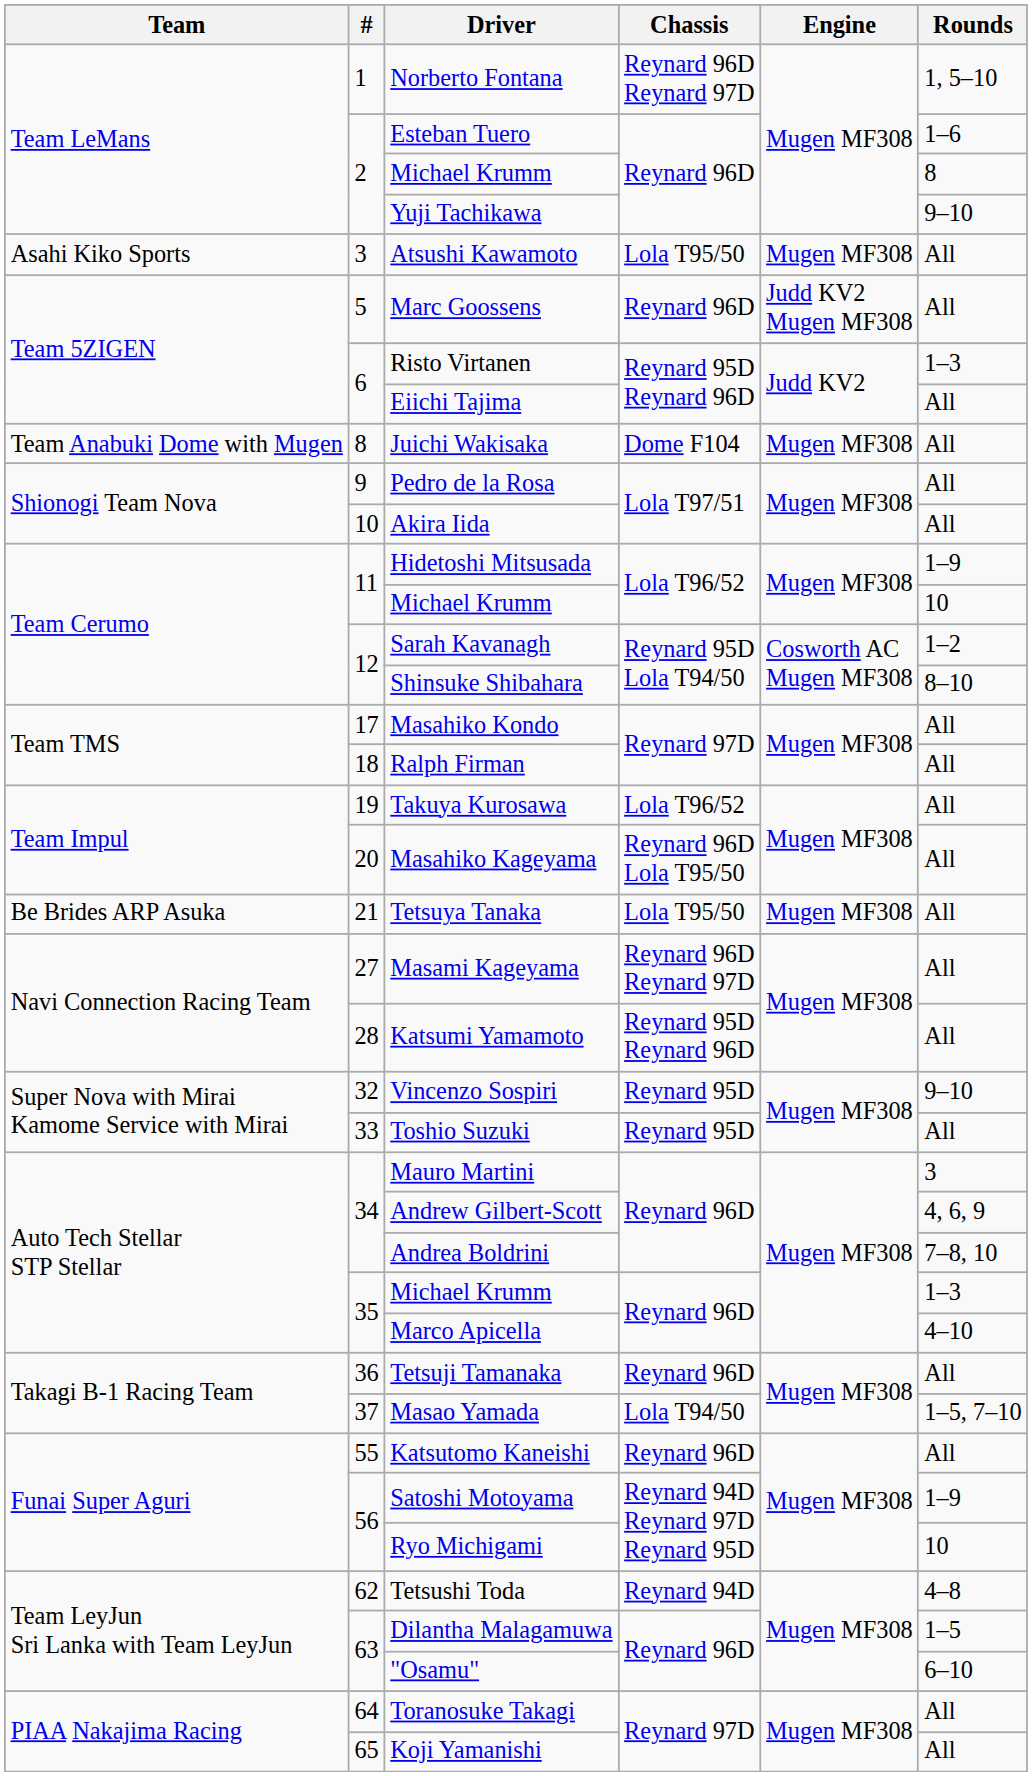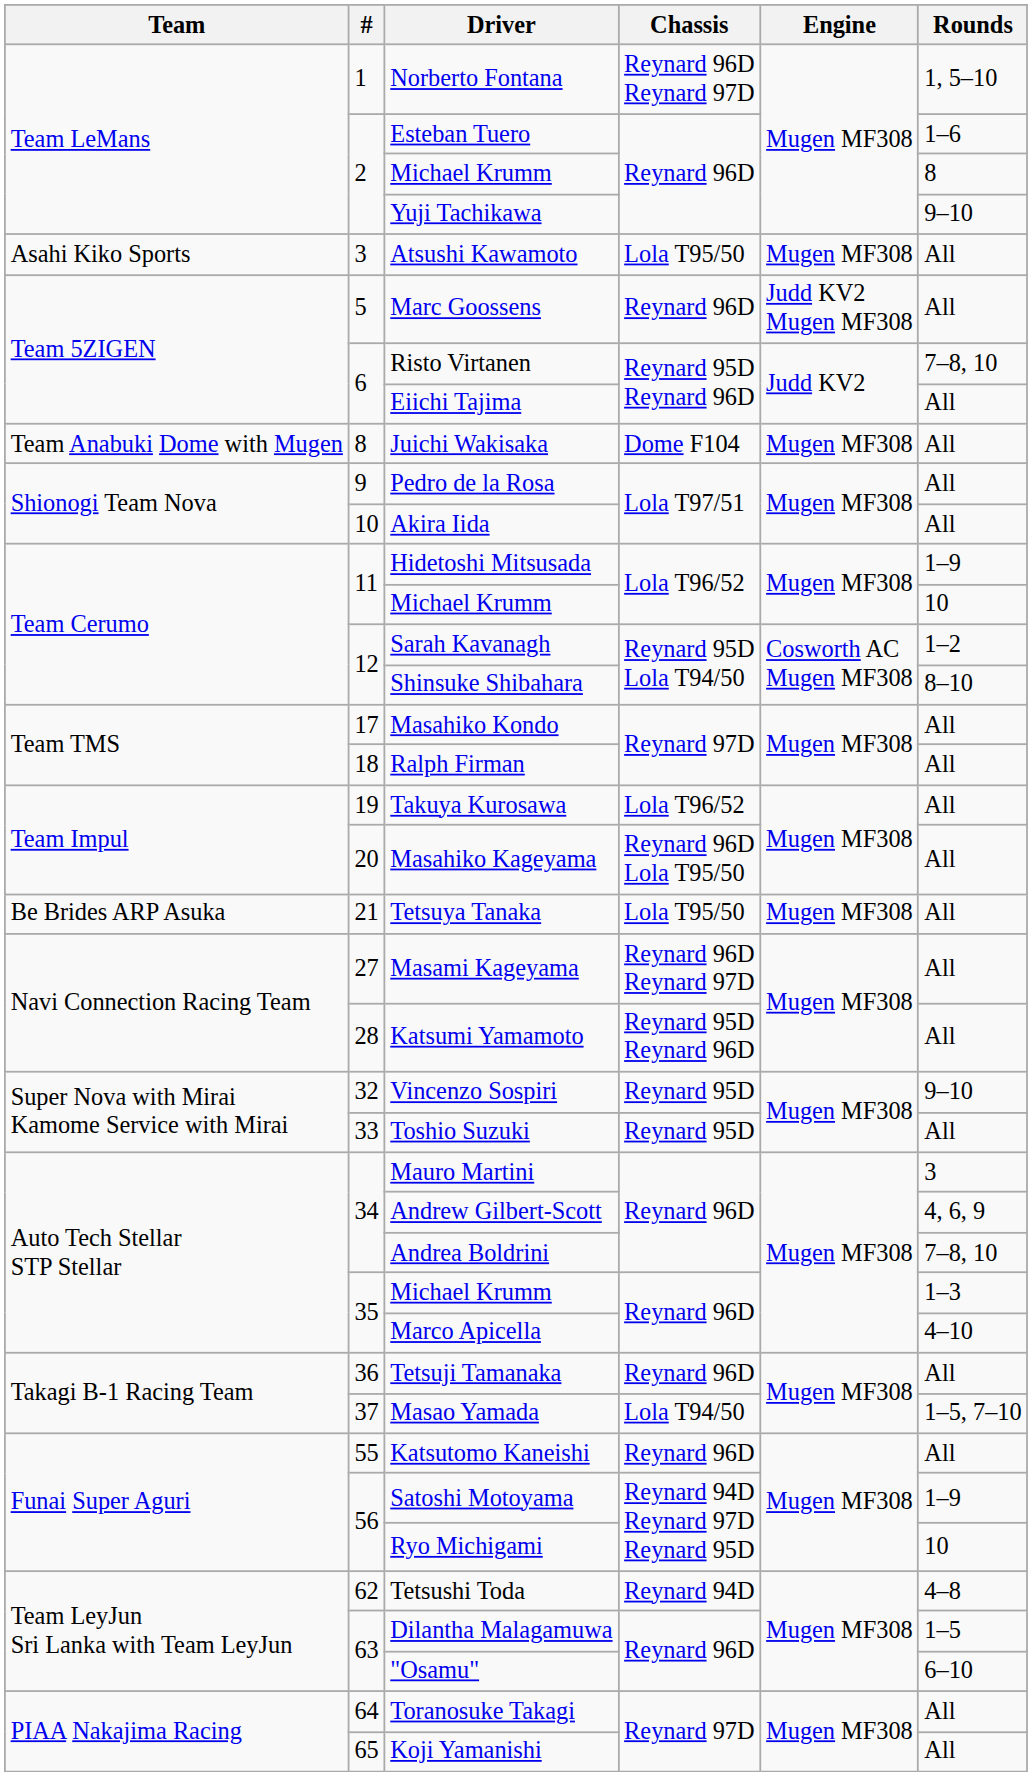(943, 362) 1–3 -> (961, 362) 7–8, 10
